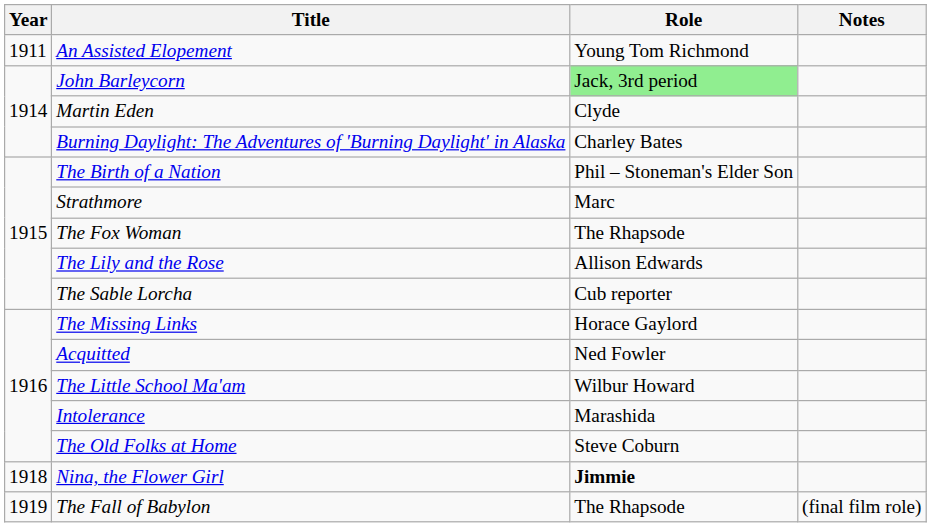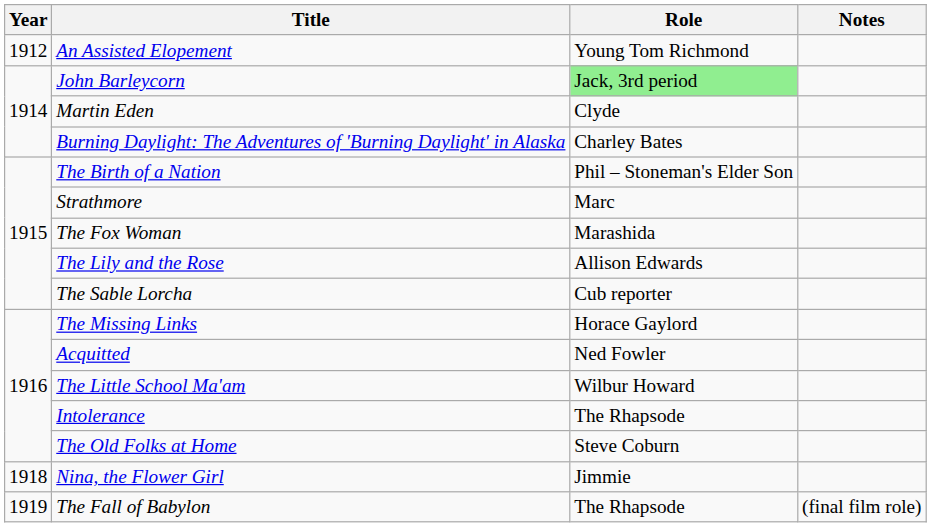(28, 50) 1911 -> (28, 50) 1912
(629, 232) The Rhapsode -> (615, 232) Marashida
(615, 415) Marashida -> (629, 415) The Rhapsode
(605, 476) bold -> (603, 476) normal
